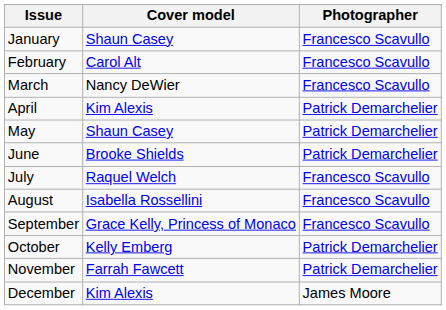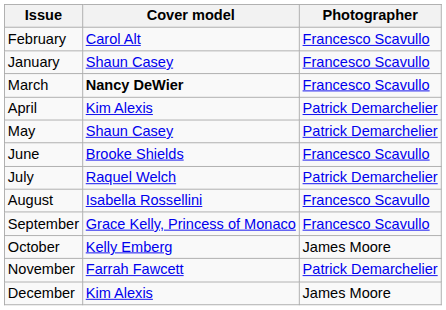rows swapped: (34, 39) <-> (37, 62)
(133, 85) normal -> (135, 85) bold
(370, 154) Patrick Demarchelier -> (366, 154) Francesco Scavullo
(366, 177) Francesco Scavullo -> (370, 177) Patrick Demarchelier
(370, 246) Patrick Demarchelier -> (347, 246) James Moore
